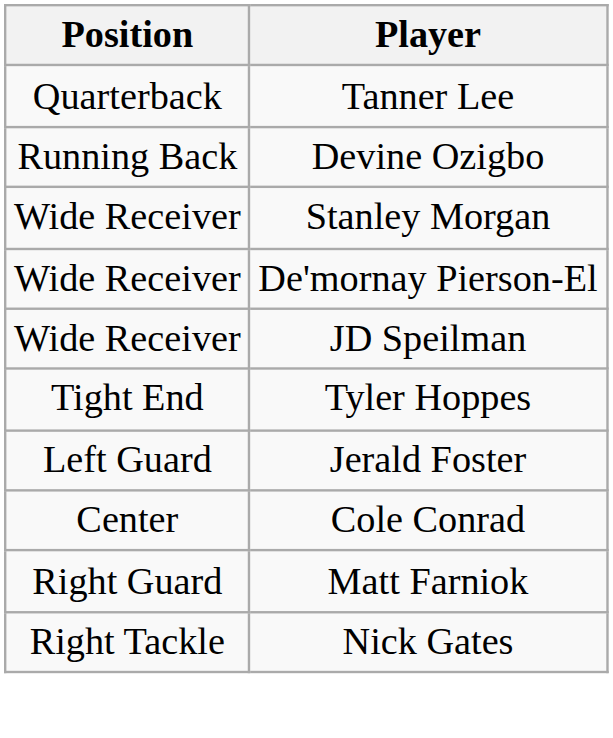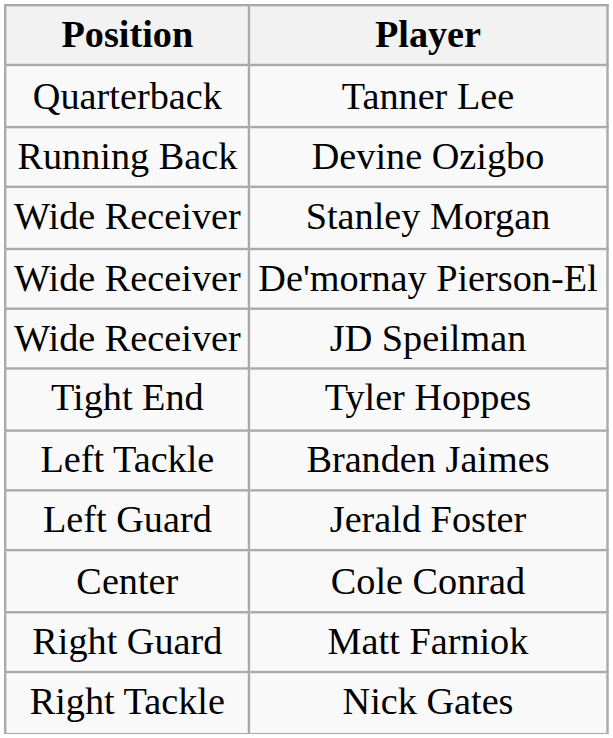+ row: (428, 459)
